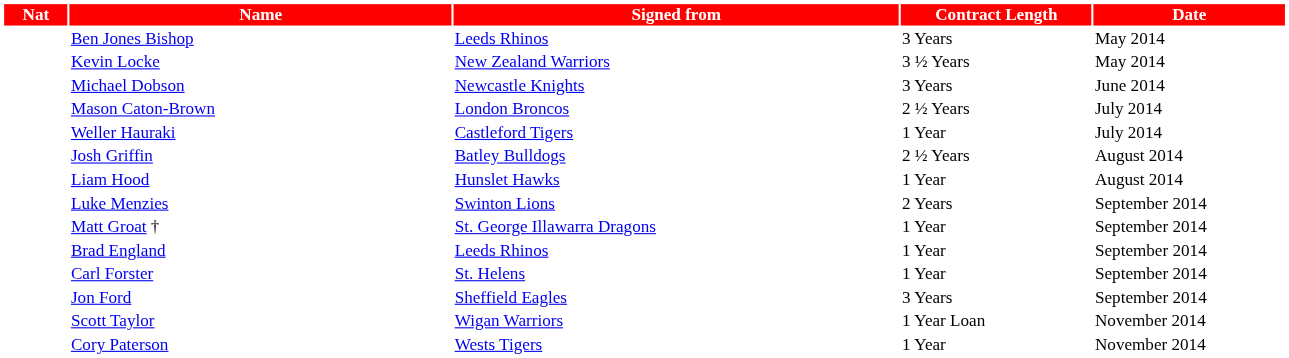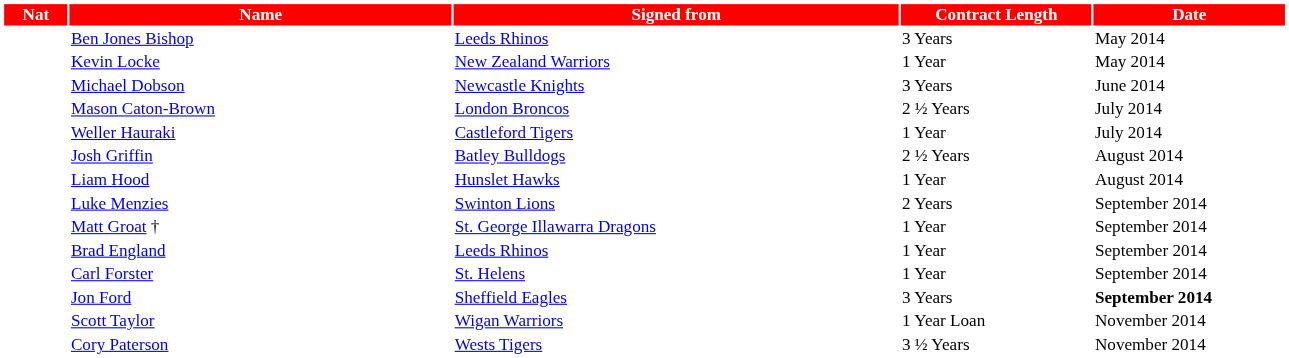(936, 61) 3 ½ Years -> (924, 61) 1 Year
(1151, 297) normal -> (1154, 297) bold
(924, 344) 1 Year -> (936, 344) 3 ½ Years
